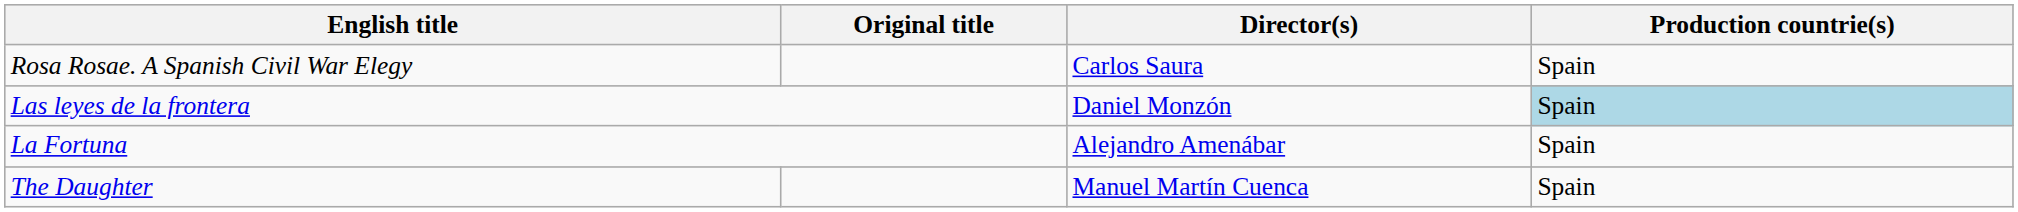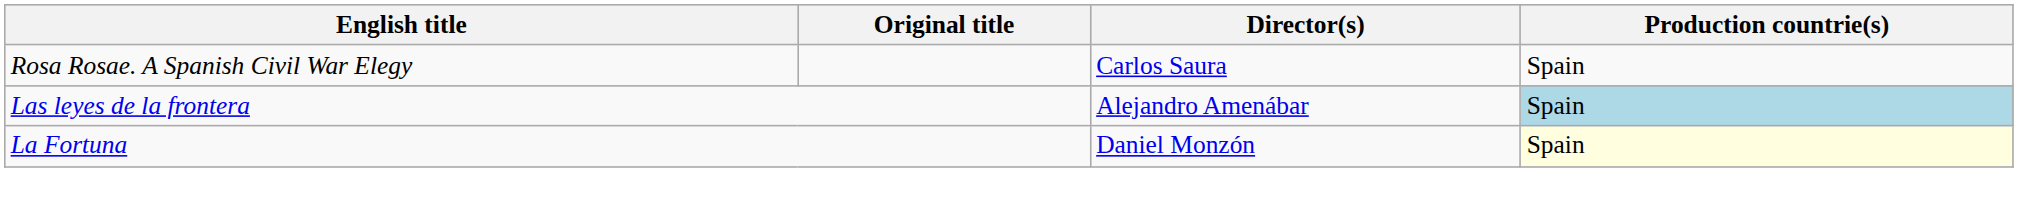(1152, 105) Daniel Monzón -> (1202, 105) Alejandro Amenábar
(1179, 145) Alejandro Amenábar -> (1176, 145) Daniel Monzón
(1566, 145) no background -> (1556, 145) lightyellow background
- row: (82, 186)
